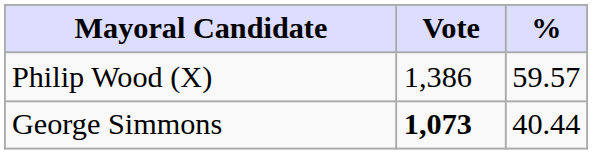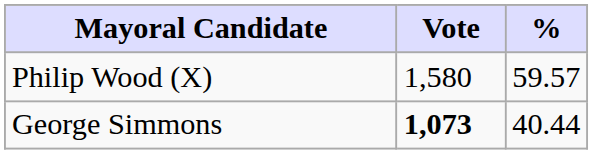(438, 76) 1,386 -> (438, 76) 1,580
